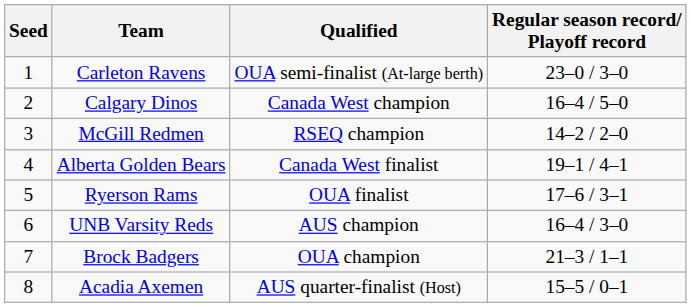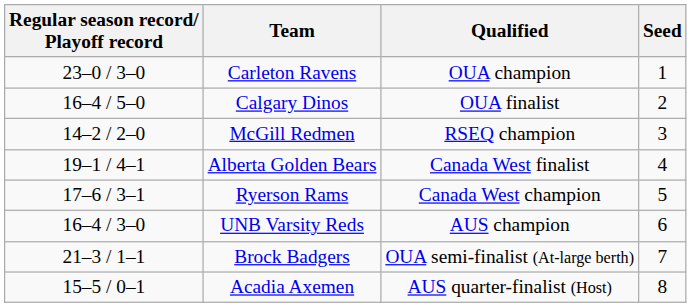columns swapped: (28, 30) <-> (587, 30)
(359, 72) OUA semi-finalist (At-large berth) -> (510, 72) OUA champion
(359, 103) Canada West champion -> (510, 103) OUA finalist
(359, 195) OUA finalist -> (510, 195) Canada West champion
(359, 256) OUA champion -> (510, 256) OUA semi-finalist (At-large berth)
